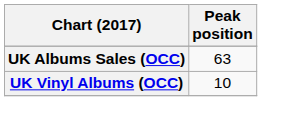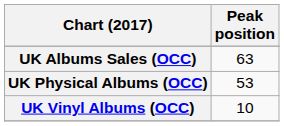+ row: (108, 83)
